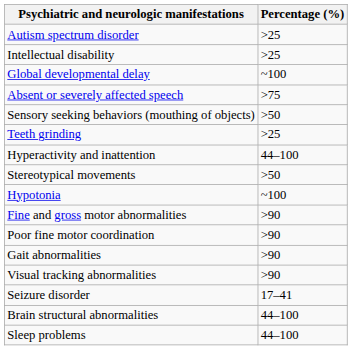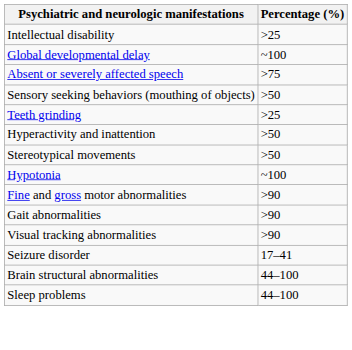- row: (73, 34)
(280, 154) 44–100 -> (271, 134) >50
- row: (81, 235)
